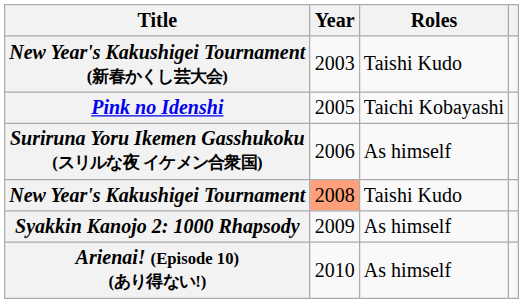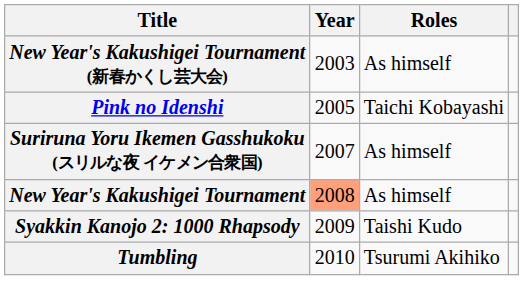(413, 63) Taishi Kudo -> (407, 63) As himself
(335, 151) 2006 -> (335, 151) 2007
(413, 194) Taishi Kudo -> (407, 194) As himself
(407, 226) As himself -> (413, 226) Taishi Kudo
- row: (157, 269)
+ row: (157, 258)
